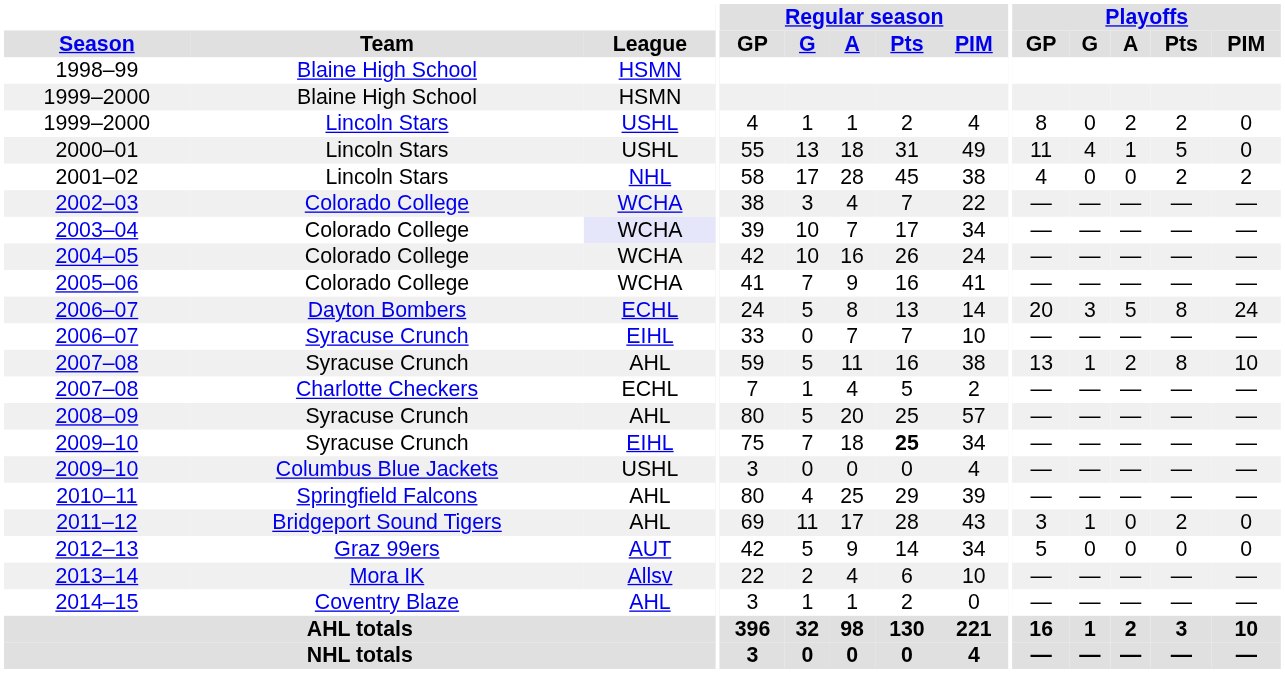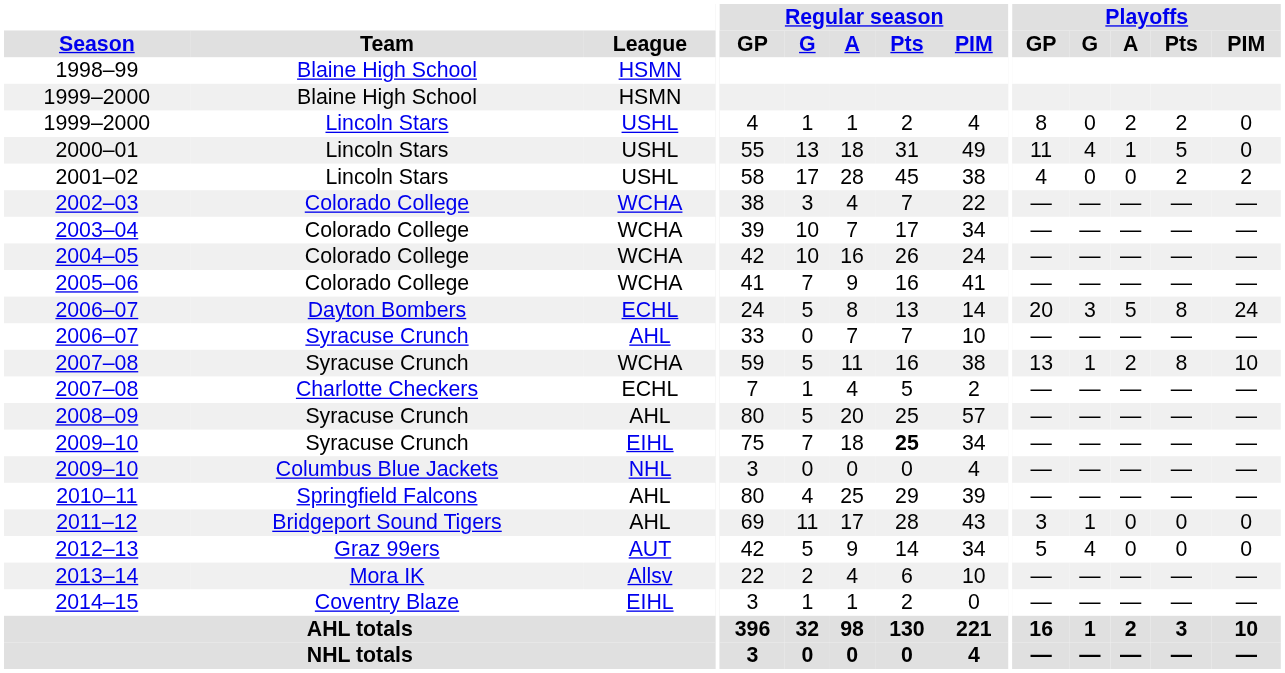(650, 176) NHL -> (650, 176) USHL
(650, 229) lavender background -> (650, 229) no background
(650, 336) EIHL -> (650, 336) AHL
(650, 362) AHL -> (650, 362) WCHA
(650, 469) USHL -> (650, 469) NHL
(1181, 522) 2 -> (1181, 522) 0
(1090, 549) 0 -> (1090, 549) 4
(650, 602) AHL -> (650, 602) EIHL
